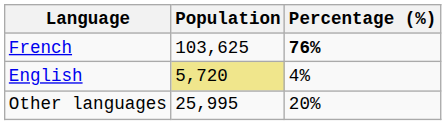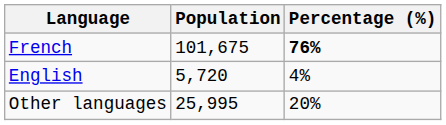(212, 48) 103,625 -> (212, 48) 101,675
(202, 76) khaki background -> (202, 76) no background
